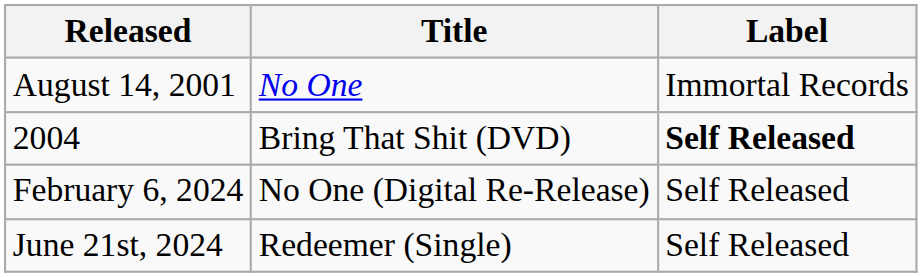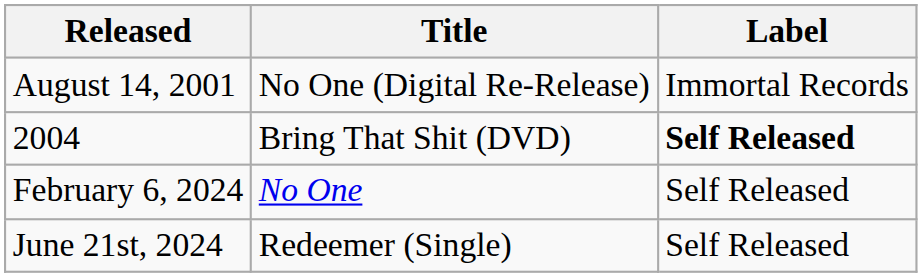(311, 84) No One -> (454, 84) No One (Digital Re-Release)
(454, 191) No One (Digital Re-Release) -> (311, 191) No One
